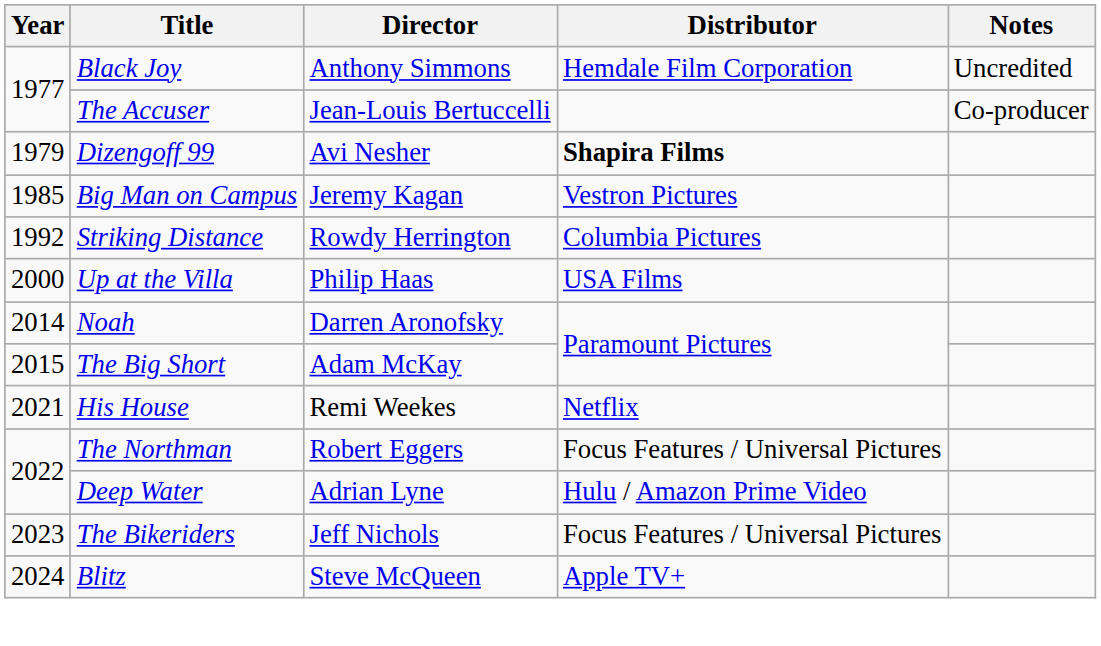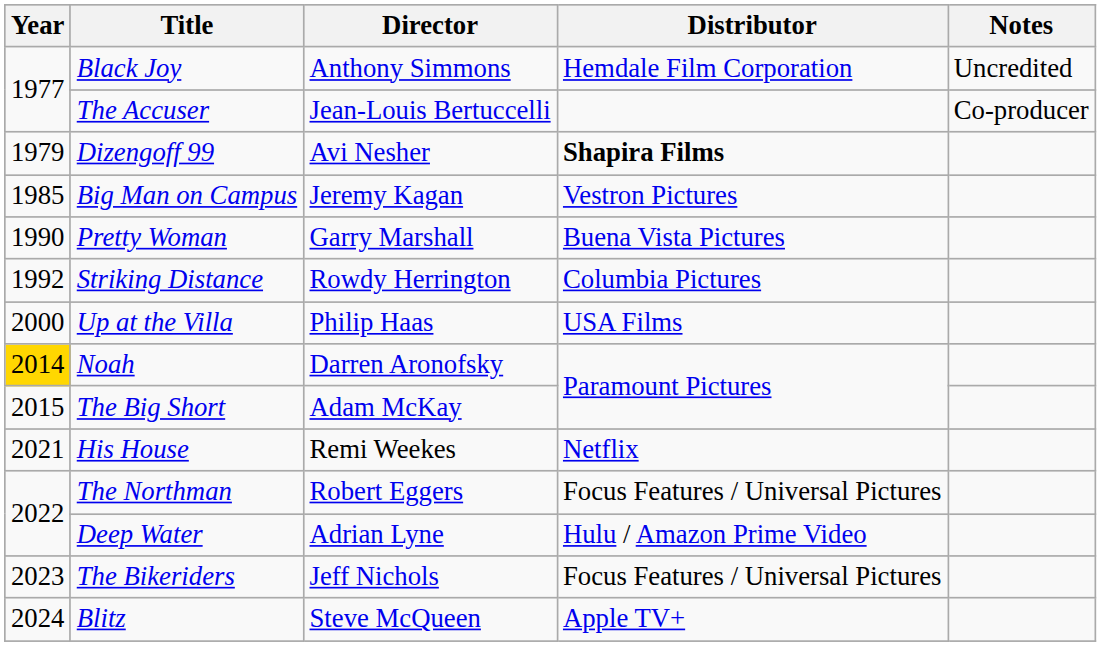+ row: (152, 237)
(38, 322) no background -> (38, 364) gold background
